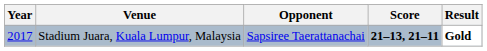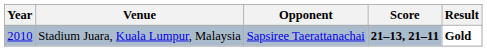(20, 35) 2017 -> (20, 35) 2010
